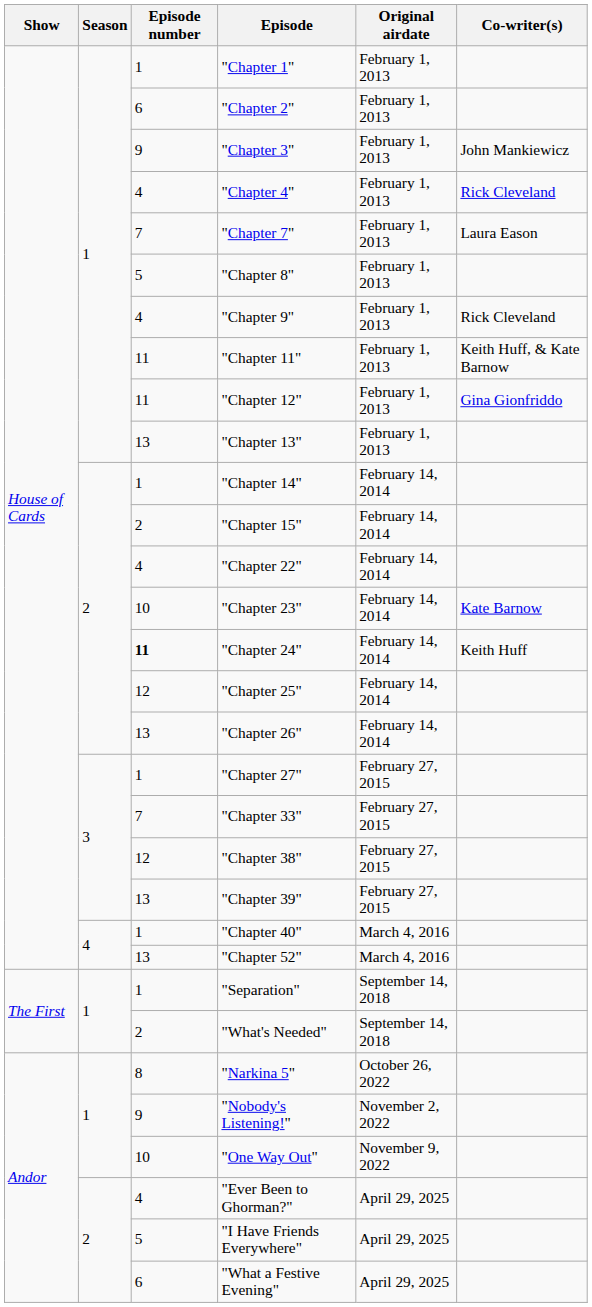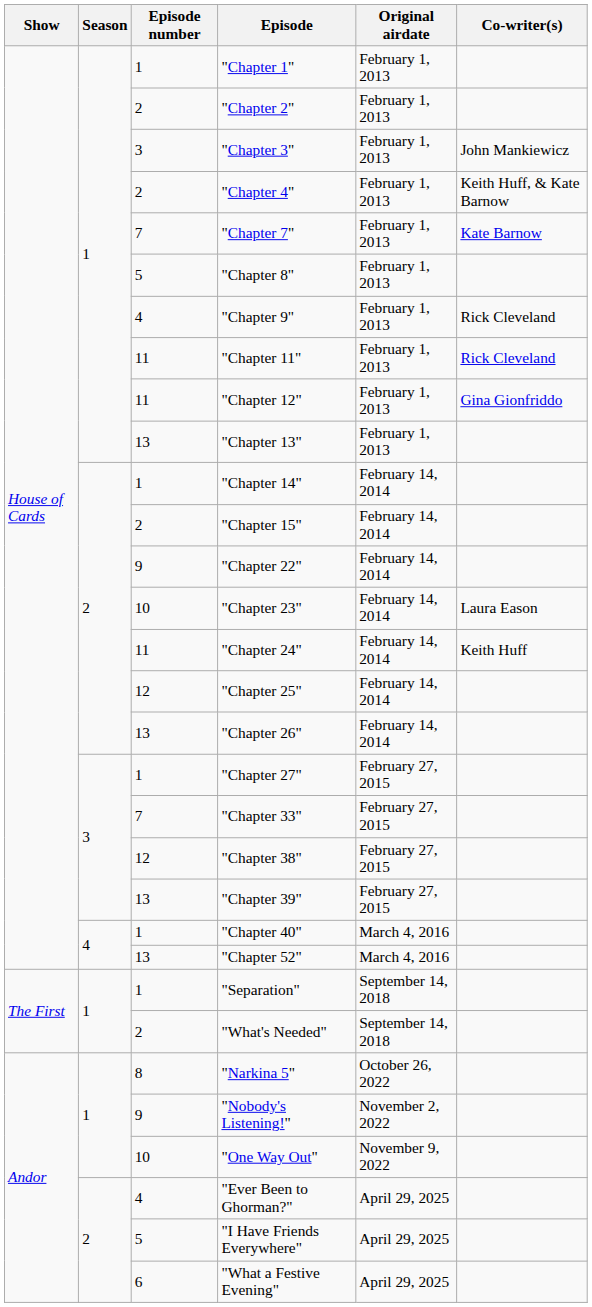(139, 108) 6 -> (139, 108) 2
(139, 150) 9 -> (139, 150) 3
(139, 191) 4 -> (139, 191) 2
(508, 191) Rick Cleveland -> (520, 191) Keith Huff, & Kate Barnow
(499, 233) Laura Eason -> (501, 233) Kate Barnow
(520, 358) Keith Huff, & Kate Barnow -> (508, 358) Rick Cleveland
(139, 566) 4 -> (139, 566) 9
(501, 608) Kate Barnow -> (499, 608) Laura Eason
(142, 649) bold -> (142, 649) normal
